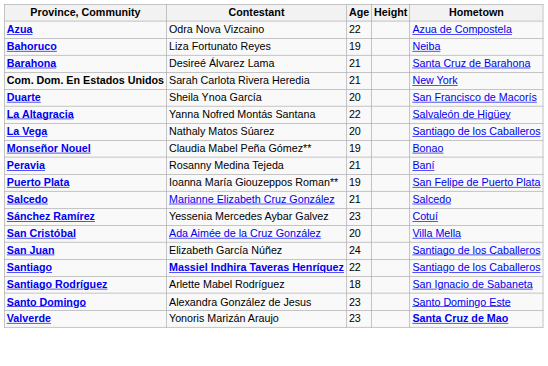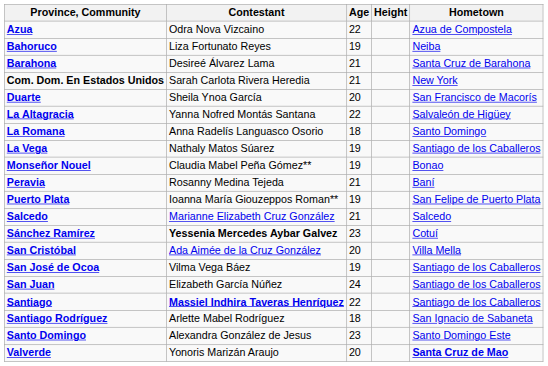+ row: (36, 132)
(355, 132) 20 -> (355, 149) 19
(249, 217) normal -> (253, 234) bold
+ row: (53, 268)
(355, 319) 23 -> (355, 353) 20
